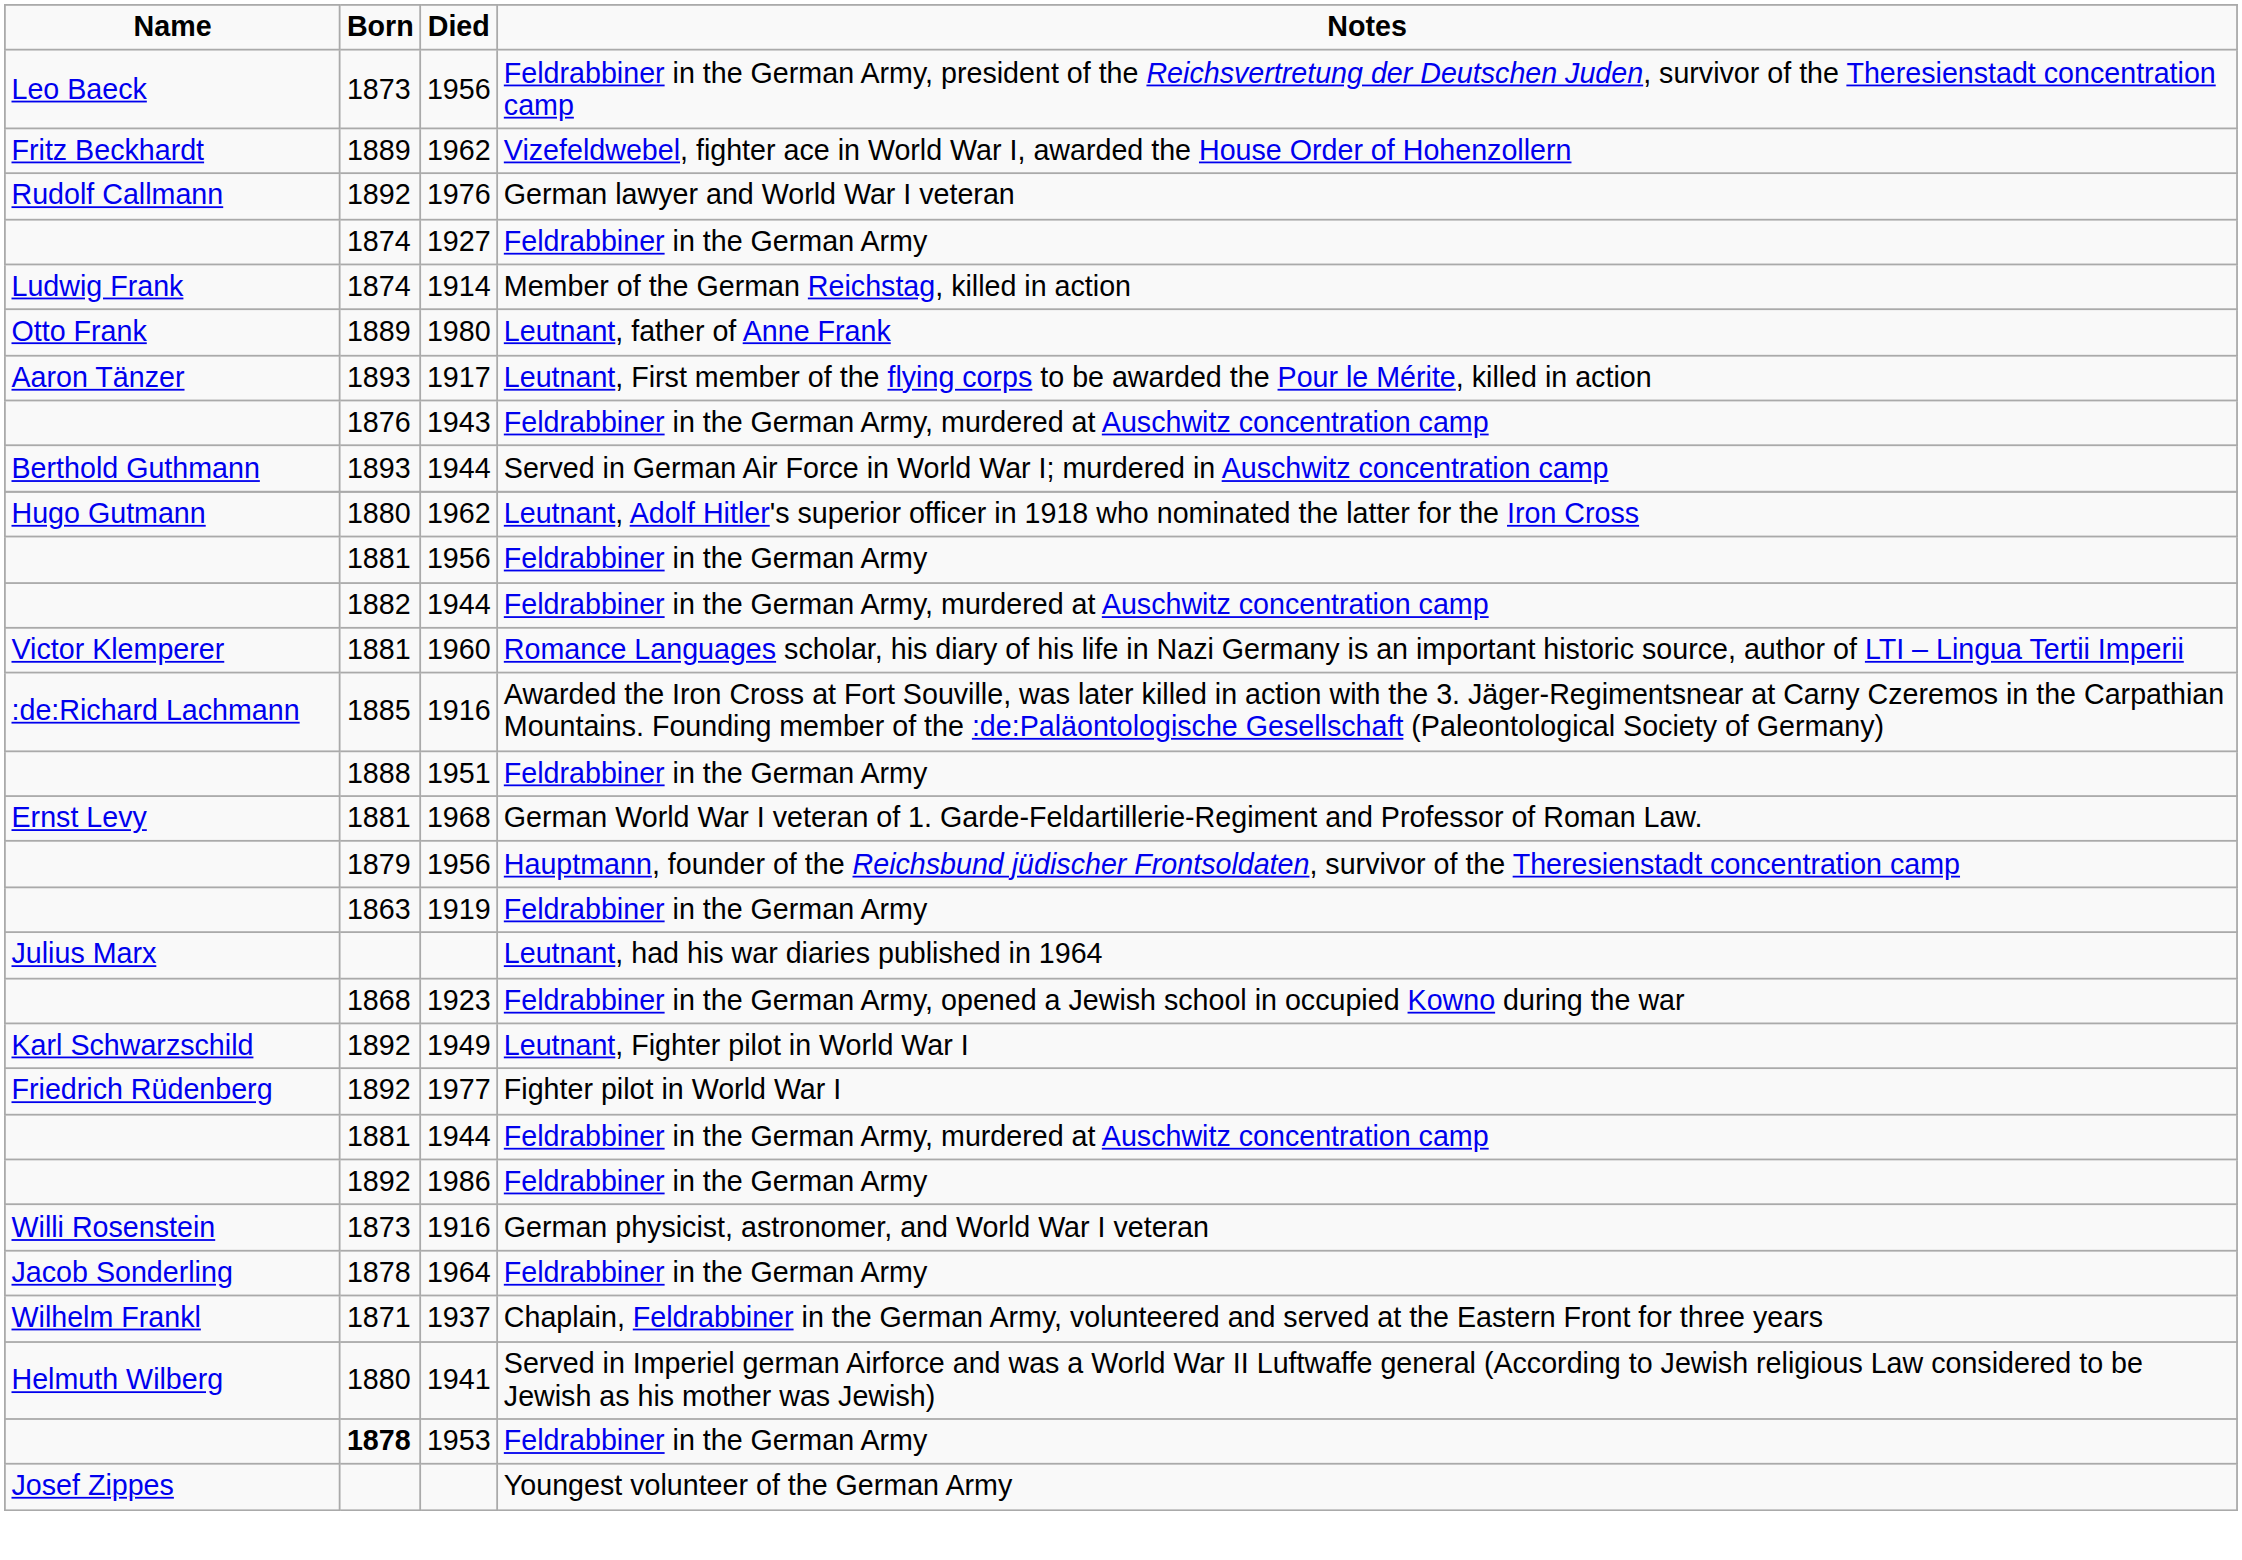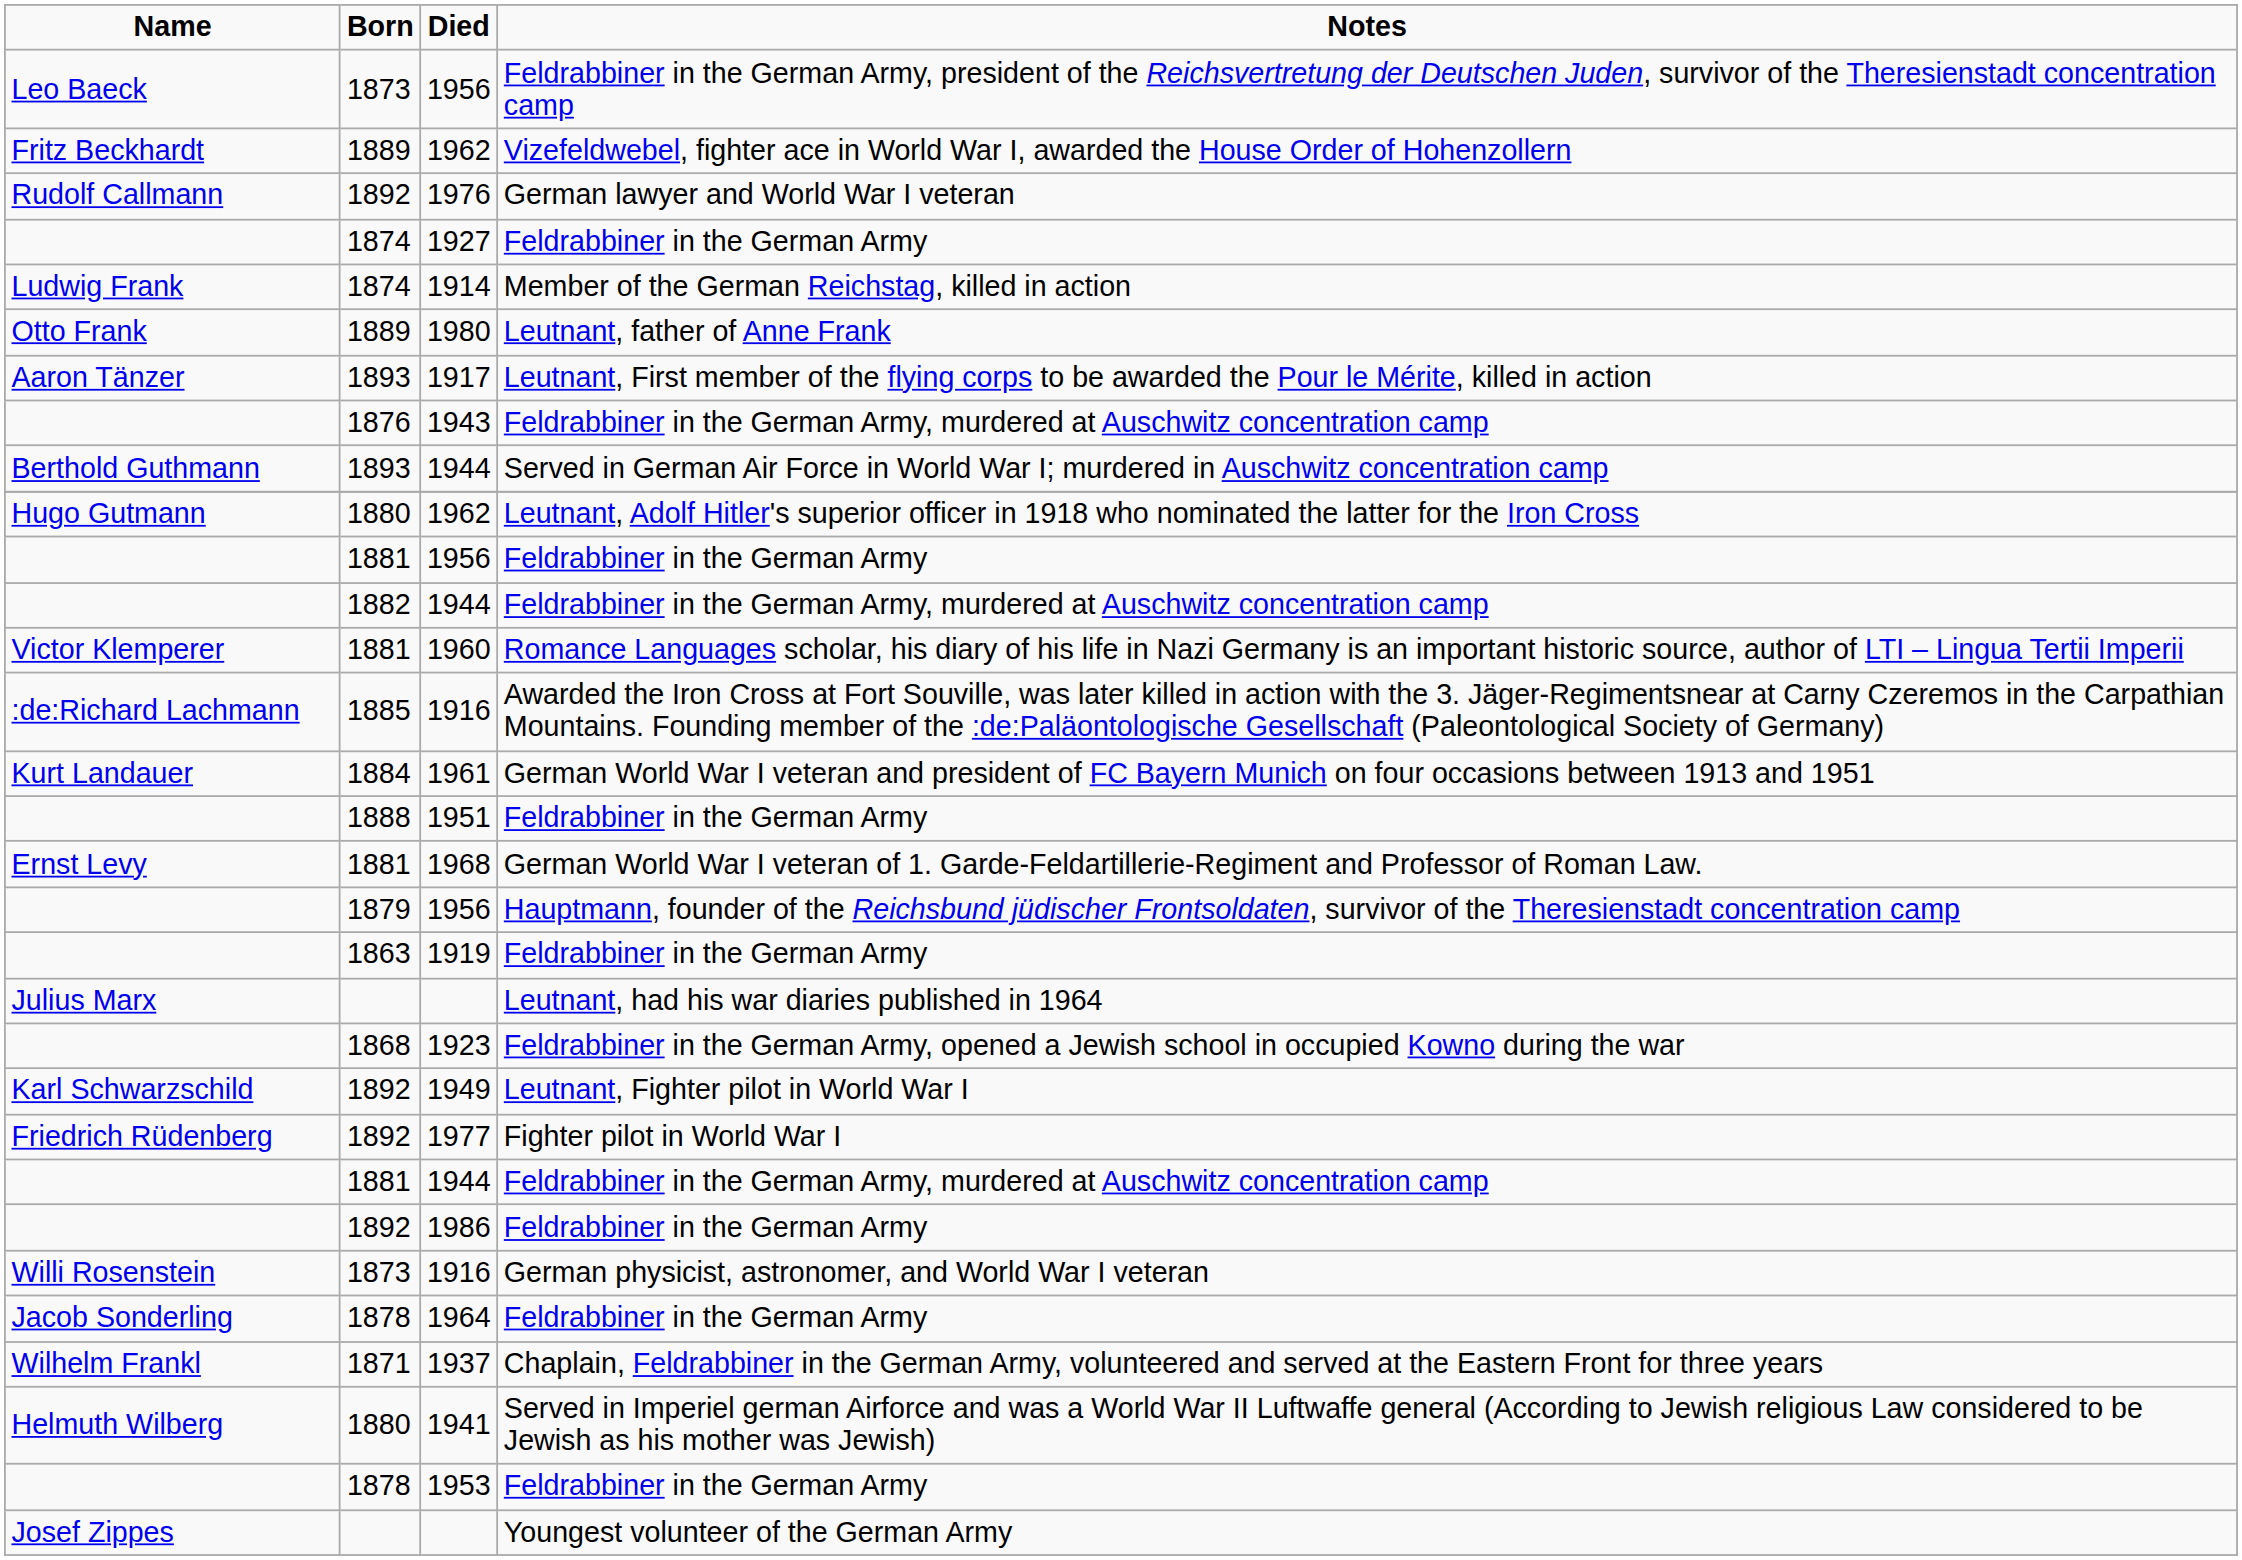+ row: (459, 772)
(379, 1441) bold -> (379, 1486) normal
